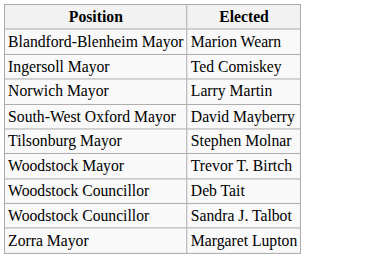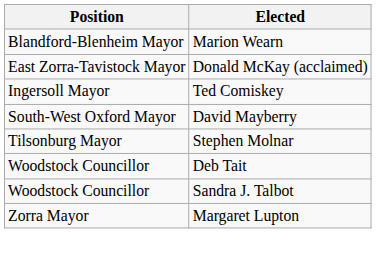+ row: (280, 66)
- row: (232, 91)
- row: (241, 166)
